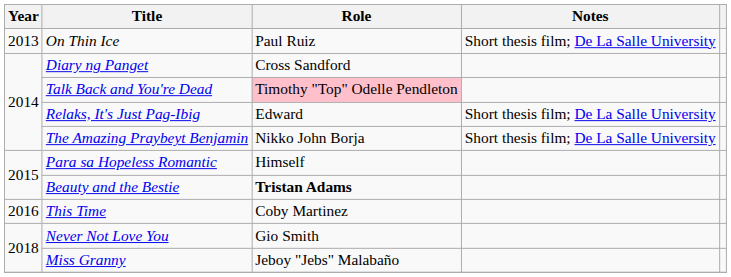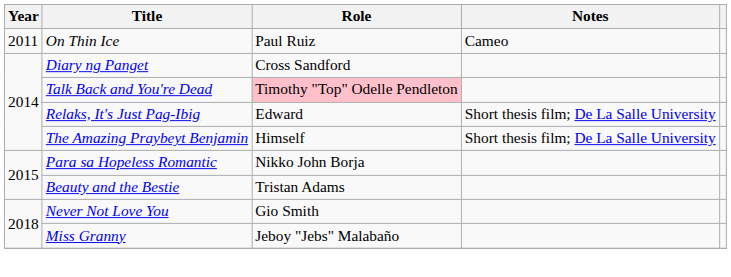(23, 41) 2013 -> (23, 41) 2011
(590, 41) Short thesis film; De La Salle University -> (487, 41) Cameo
(310, 138) Nikko John Borja -> (280, 138) Himself
(280, 162) Himself -> (310, 162) Nikko John Borja
(304, 187) bold -> (300, 187) normal
- row: (76, 211)
